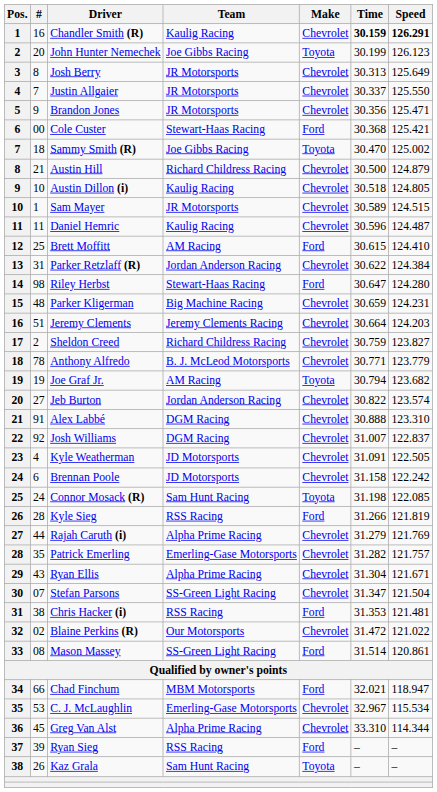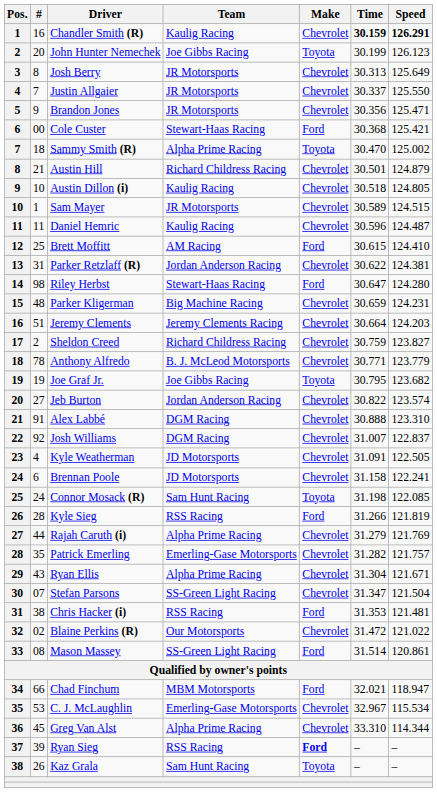(207, 149) Joe Gibbs Racing -> (214, 149) Alpha Prime Racing
(370, 168) 30.500 -> (370, 168) 30.501
(410, 265) 124.384 -> (410, 265) 124.381
(193, 381) AM Racing -> (207, 381) Joe Gibbs Racing
(370, 381) 30.794 -> (370, 381) 30.795
(410, 477) 122.242 -> (410, 477) 122.241
(313, 747) normal -> (315, 747) bold
